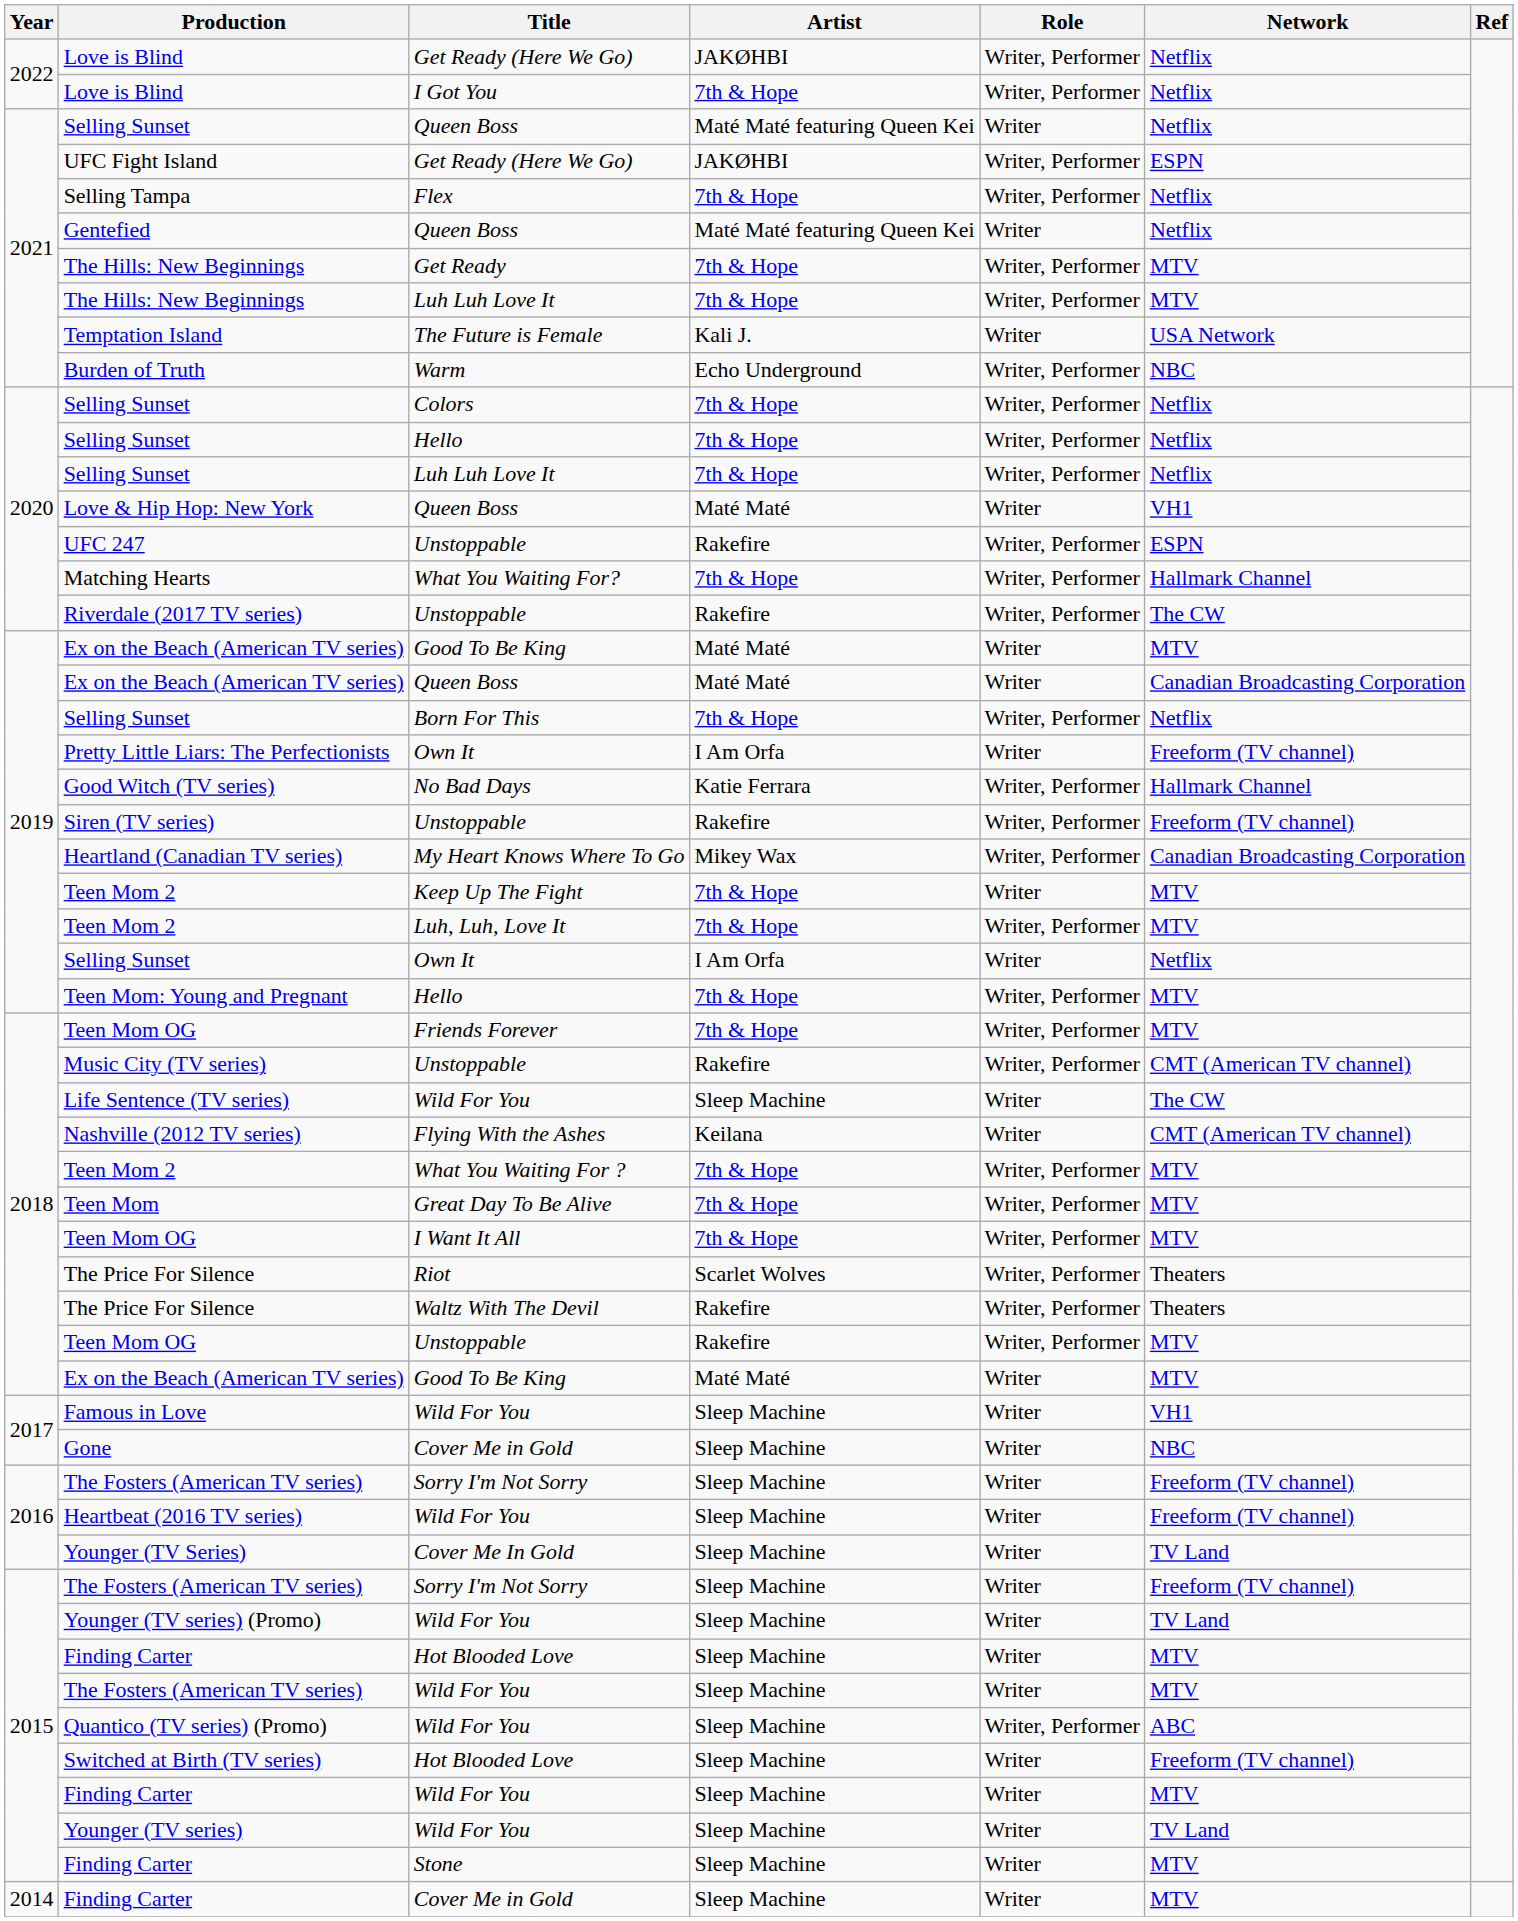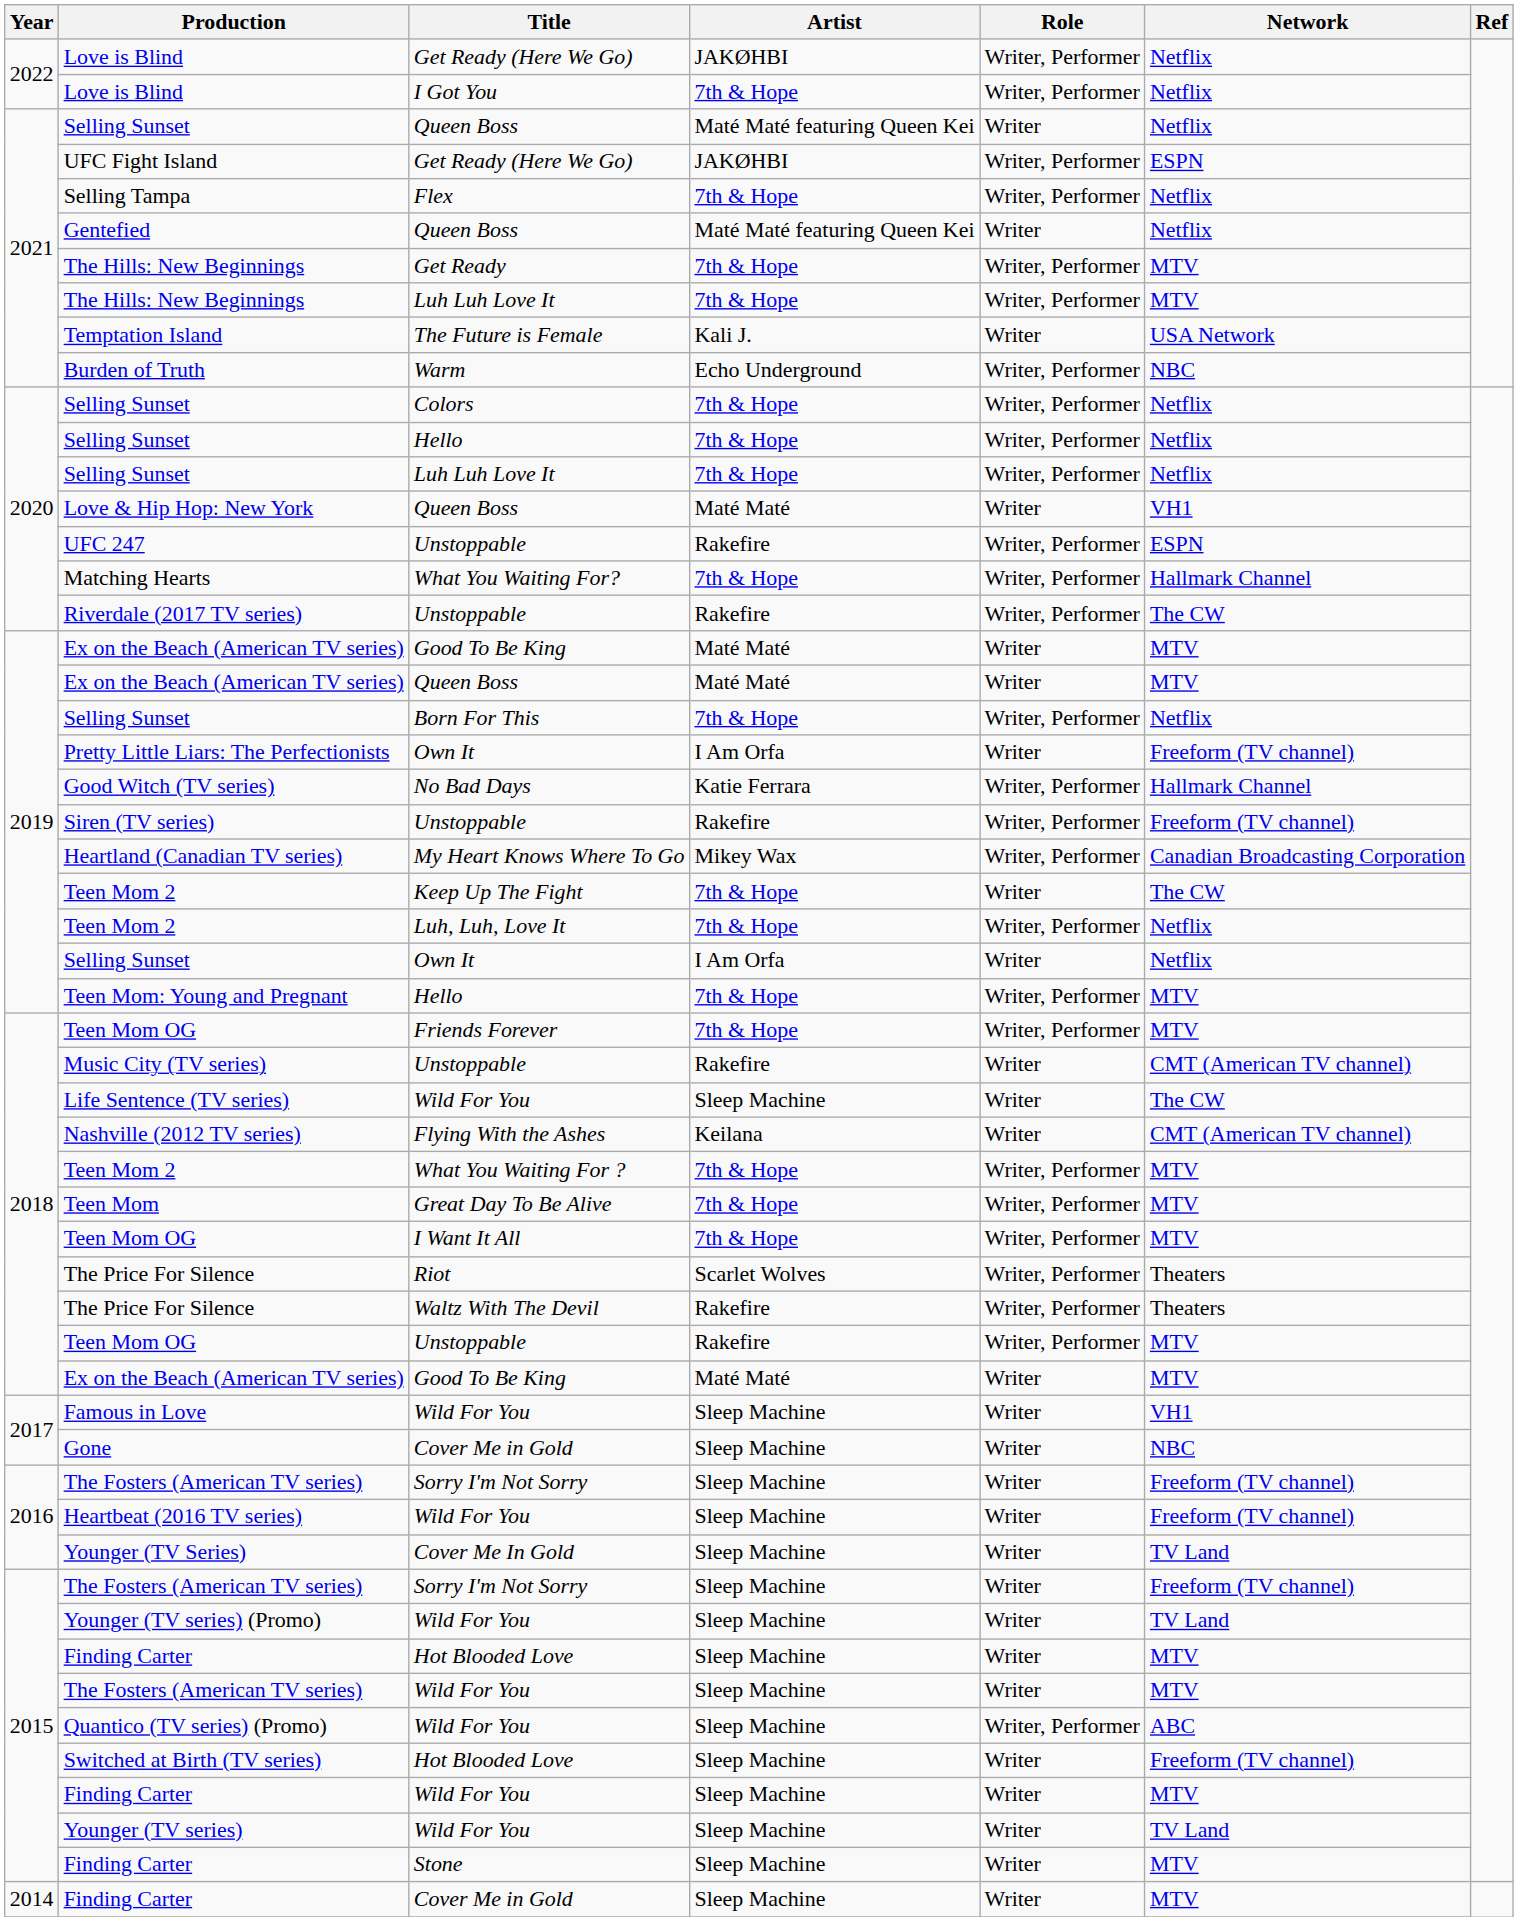(1308, 682) Canadian Broadcasting Corporation -> (1174, 682) MTV
(1174, 890) MTV -> (1187, 890) The CW
(1174, 925) MTV -> (1181, 925) Netflix
(1062, 1064) Writer, Performer -> (1013, 1064) Writer
